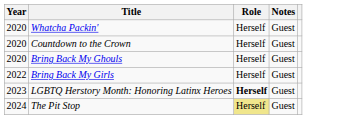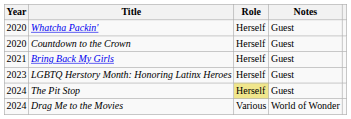- row: (77, 59)
(17, 75) 2022 -> (17, 59) 2021
(252, 91) bold -> (251, 75) normal
+ row: (77, 106)
